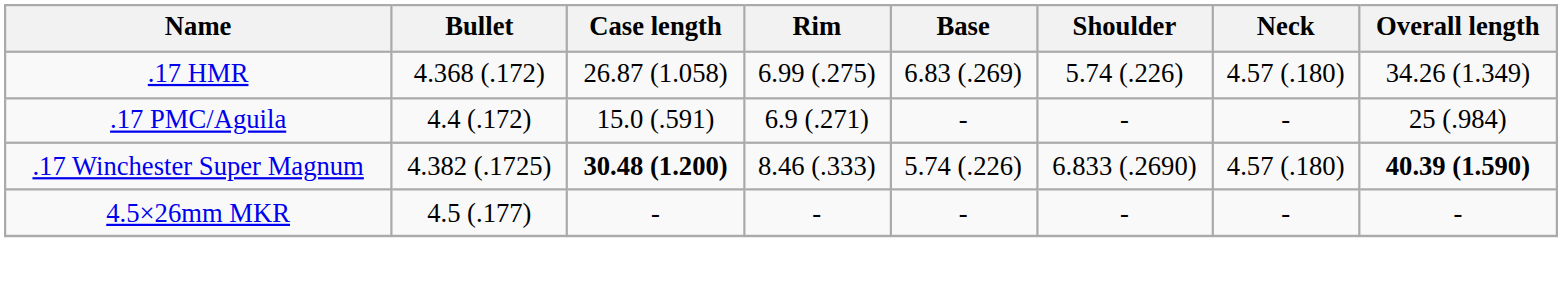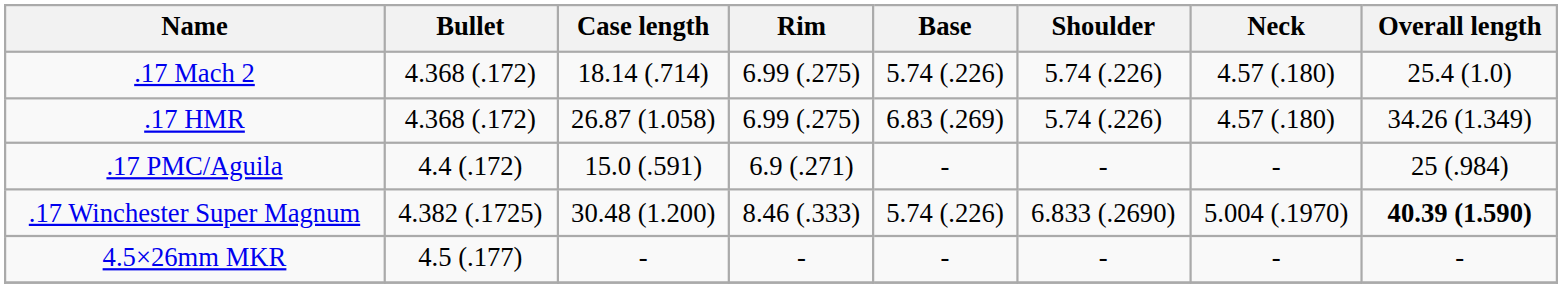+ row: (194, 73)
(656, 165) bold -> (643, 212) normal
(1286, 165) 4.57 (.180) -> (1276, 212) 5.004 (.1970)
